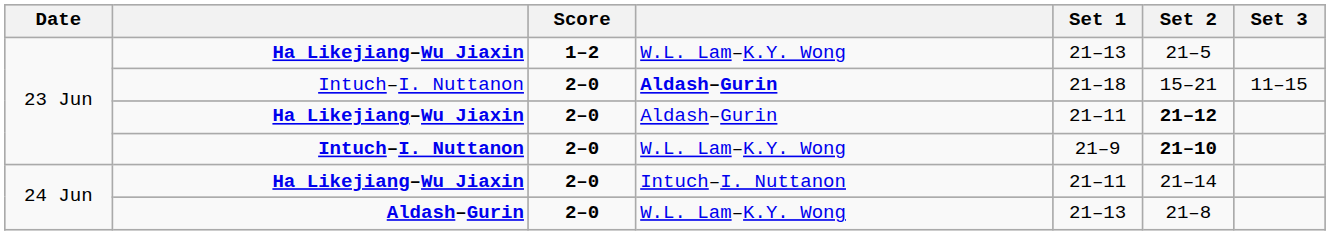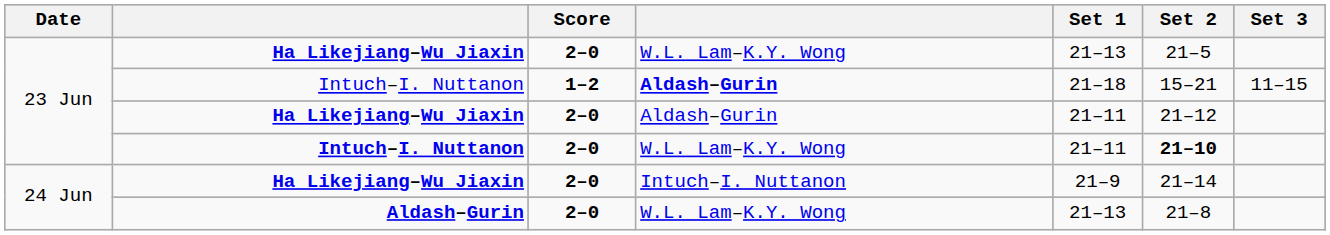(582, 53) 1–2 -> (582, 53) 2–0
(582, 85) 2–0 -> (582, 85) 1–2
(1188, 117) bold -> (1188, 117) normal
(1098, 149) 21–9 -> (1098, 149) 21–11
(1098, 181) 21–11 -> (1098, 181) 21–9
